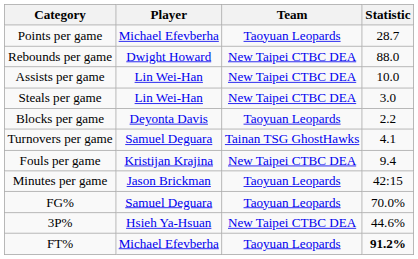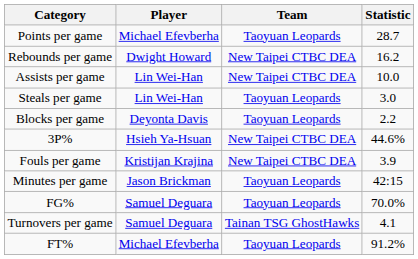(388, 56) 88.0 -> (388, 56) 16.2
(292, 98) New Taipei CTBC DEA -> (292, 98) Taoyuan Leopards
rows swapped: (60, 139) <-> (60, 222)
(388, 160) 9.4 -> (388, 160) 3.9
(388, 243) bold -> (388, 243) normal
